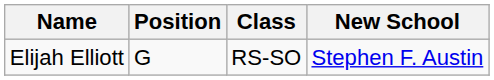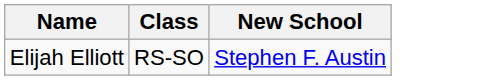- column: (178, 22)
